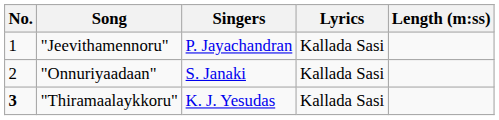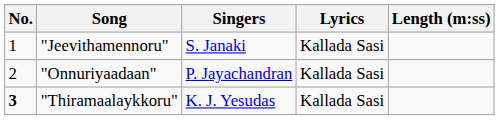(239, 46) P. Jayachandran -> (216, 46) S. Janaki
(216, 73) S. Janaki -> (239, 73) P. Jayachandran
